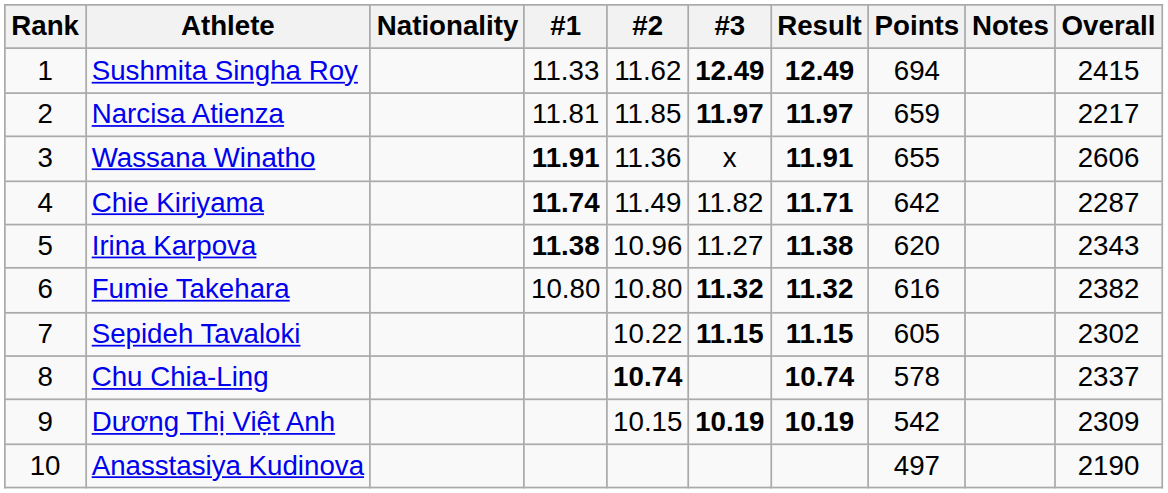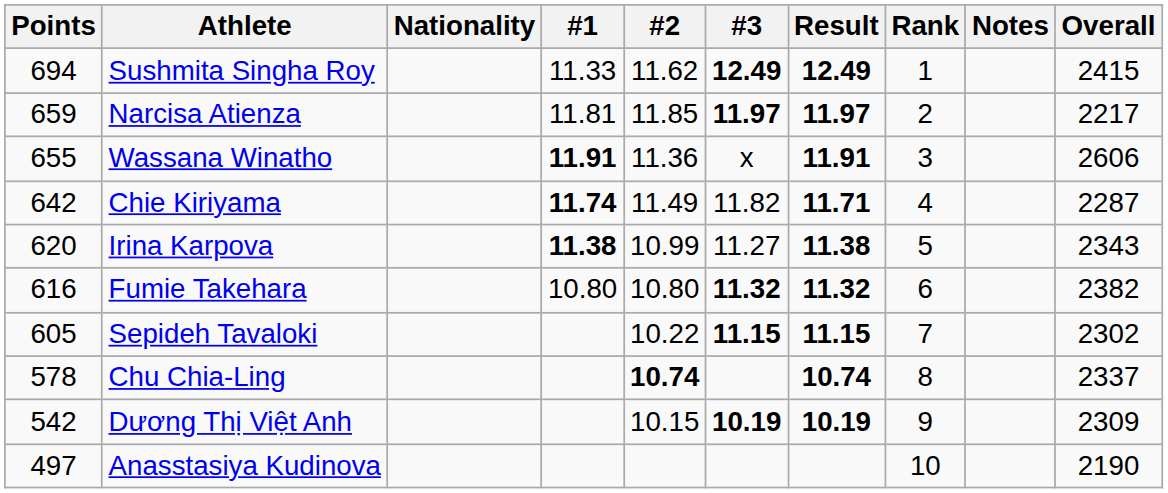columns swapped: (45, 26) <-> (917, 26)
(648, 245) 10.96 -> (665, 245) 10.99
